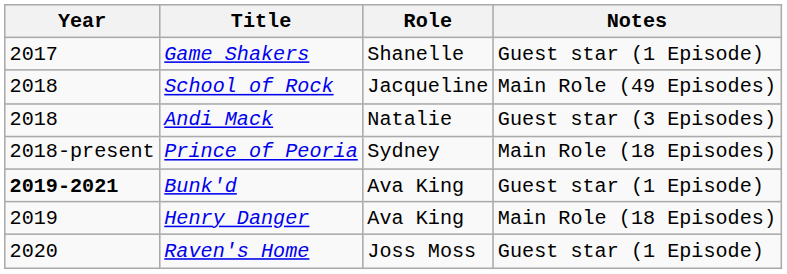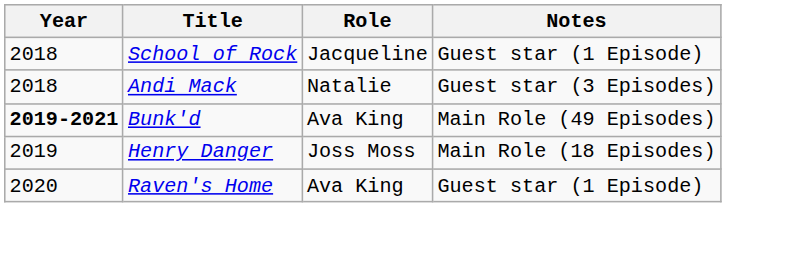- row: (237, 54)
(637, 87) Main Role (49 Episodes) -> (570, 54) Guest star (1 Episode)
- row: (261, 153)
(631, 185) Guest star (1 Episode) -> (576, 120) Main Role (49 Episodes)
(416, 218) Ava King -> (361, 153) Joss Moss
(422, 251) Joss Moss -> (355, 185) Ava King
